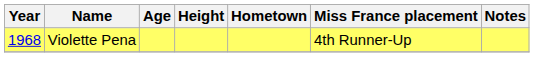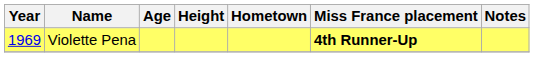(24, 39) 1968 -> (24, 39) 1969
(363, 39) normal -> (366, 39) bold
